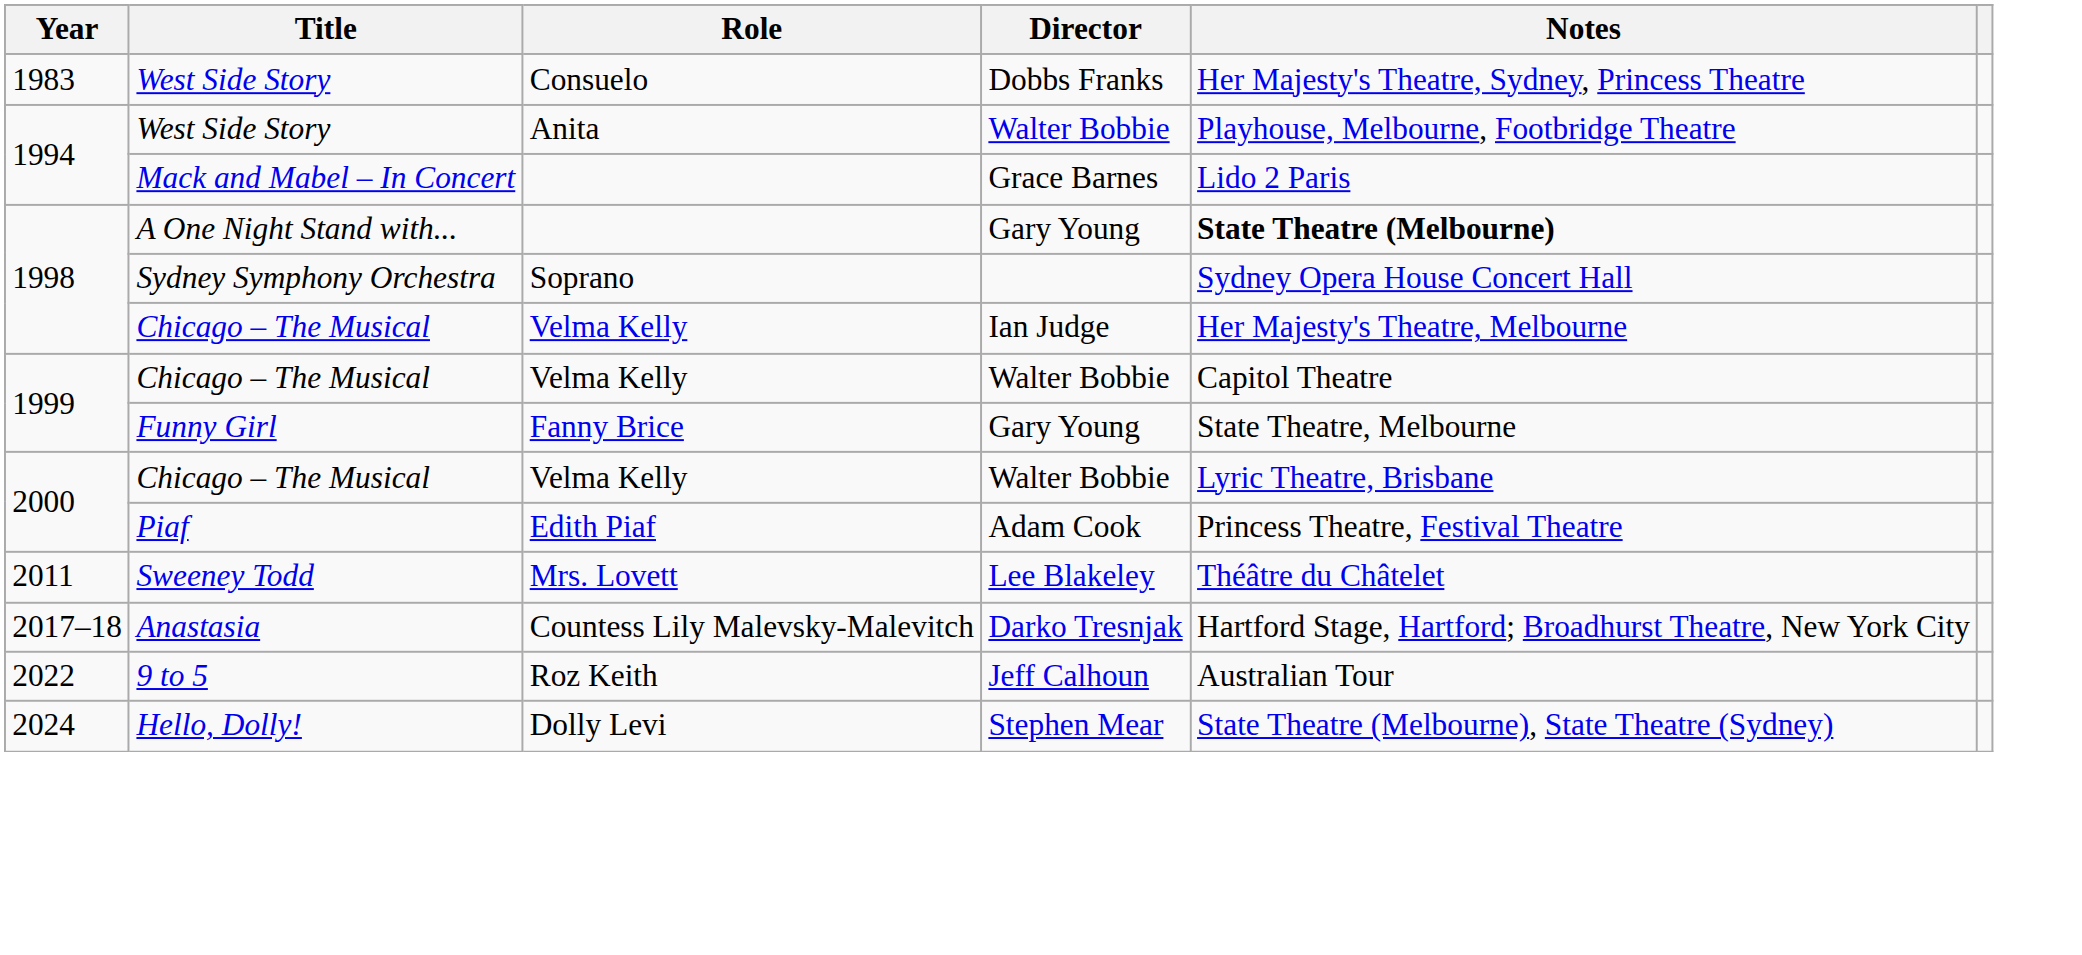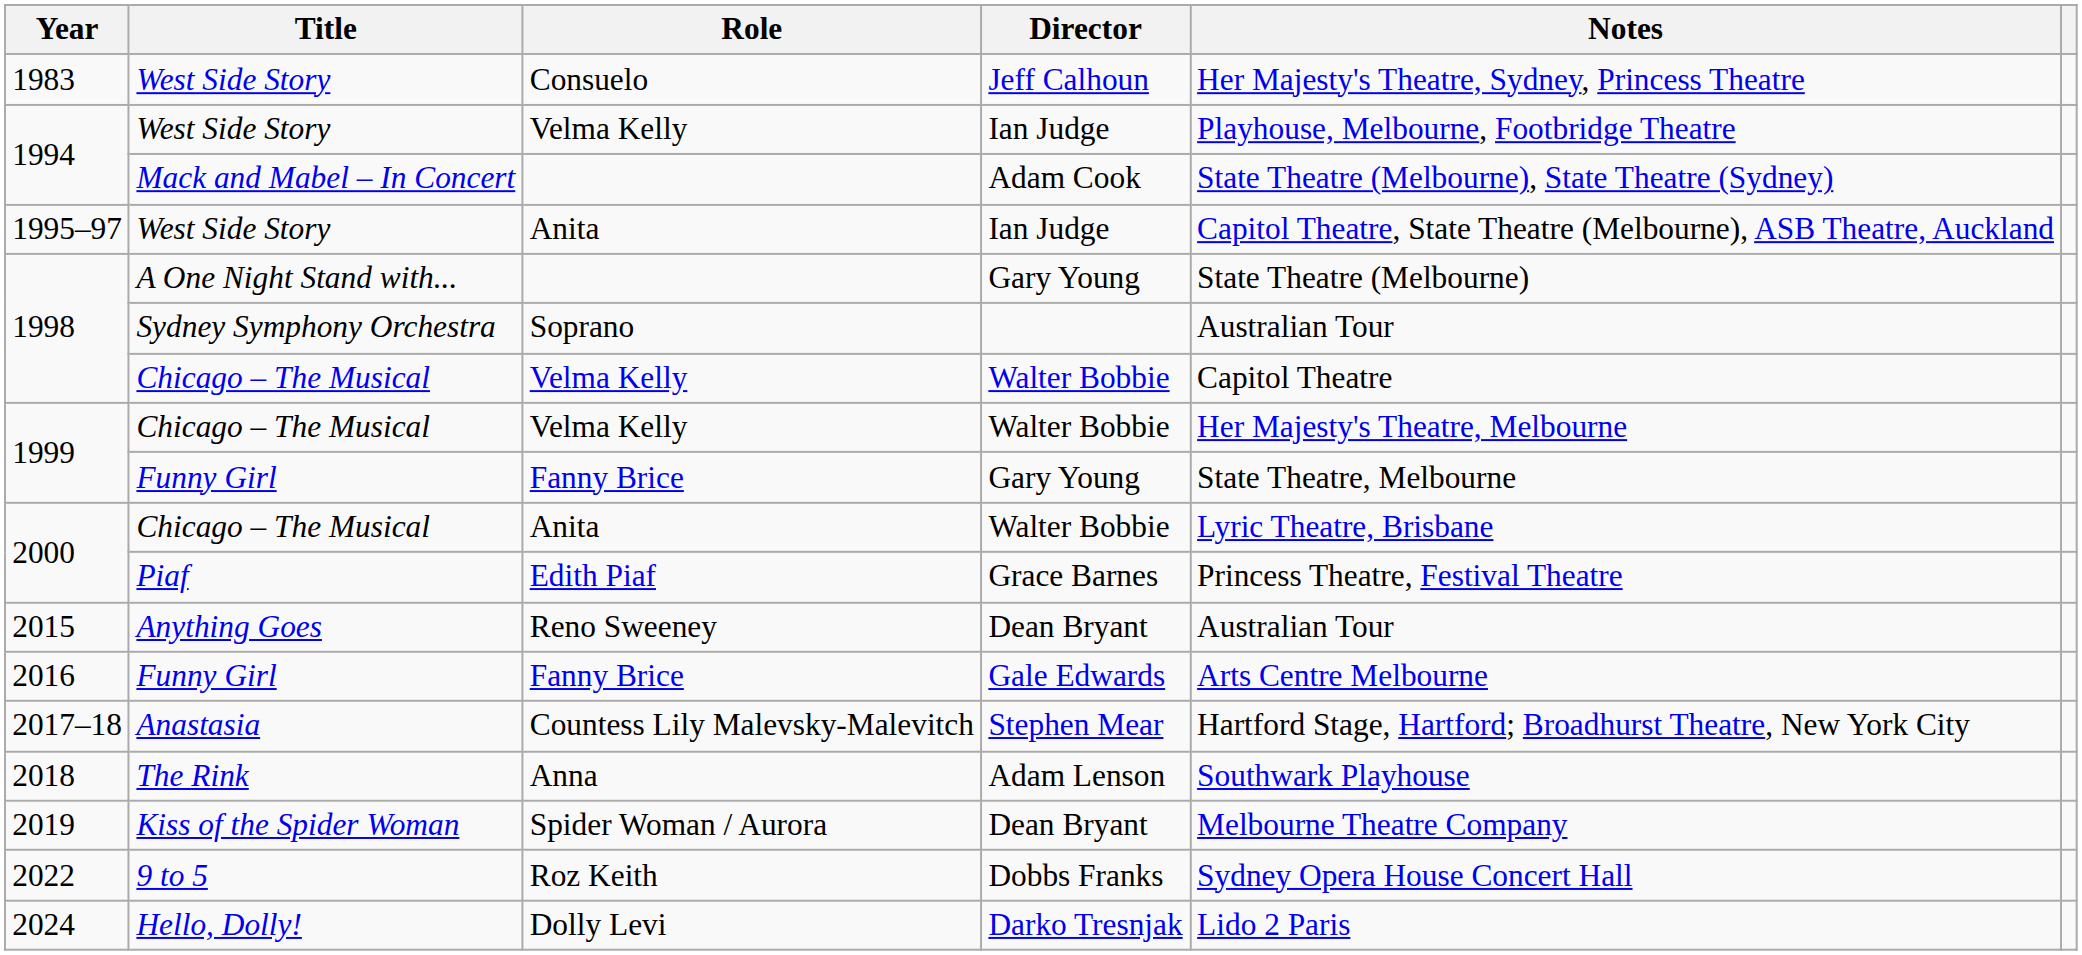(1076, 79) Dobbs Franks -> (1069, 79) Jeff Calhoun
(565, 128) Anita -> (609, 128) Velma Kelly
(1079, 128) Walter Bobbie -> (1049, 128) Ian Judge
(1073, 178) Grace Barnes -> (1065, 178) Adam Cook
(1274, 178) Lido 2 Paris -> (1515, 178) State Theatre (Melbourne), State Theatre (Sydney)
+ row: (67, 228)
(1376, 228) bold -> (1363, 278) normal
(1415, 278) Sydney Opera House Concert Hall -> (1295, 327) Australian Tour
(1049, 327) Ian Judge -> (1079, 377) Walter Bobbie
(1412, 327) Her Majesty's Theatre, Melbourne -> (1295, 377) Capitol Theatre
(1295, 377) Capitol Theatre -> (1412, 427) Her Majesty's Theatre, Melbourne
(609, 476) Velma Kelly -> (565, 526) Anita
(1065, 526) Adam Cook -> (1073, 576) Grace Barnes
- row: (43, 576)
+ row: (44, 626)
+ row: (44, 675)
(1086, 626) Darko Tresnjak -> (1076, 725) Stephen Mear
+ row: (44, 775)
+ row: (44, 825)
(1069, 675) Jeff Calhoun -> (1076, 874) Dobbs Franks
(1295, 675) Australian Tour -> (1415, 874) Sydney Opera House Concert Hall
(1076, 725) Stephen Mear -> (1086, 924) Darko Tresnjak
(1515, 725) State Theatre (Melbourne), State Theatre (Sydney) -> (1274, 924) Lido 2 Paris
